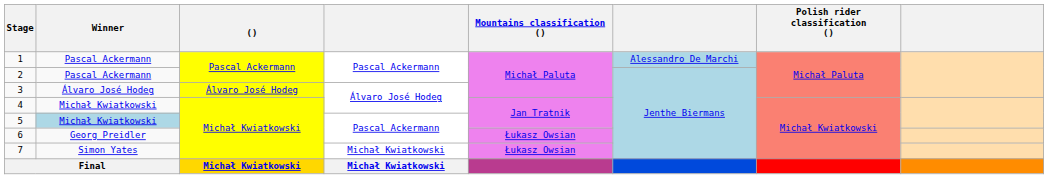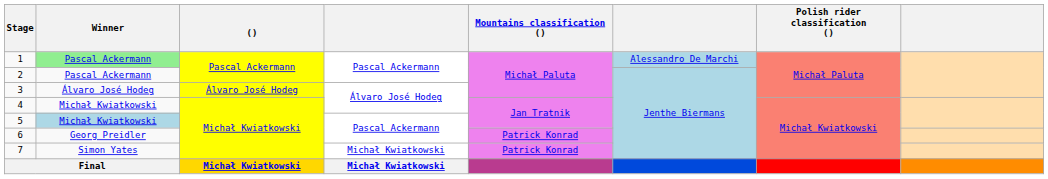(108, 59) no background -> (108, 59) lightgreen background
(540, 135) Łukasz Owsian -> (540, 135) Patrick Konrad
(540, 151) Łukasz Owsian -> (540, 151) Patrick Konrad
